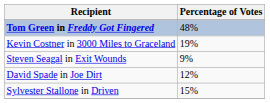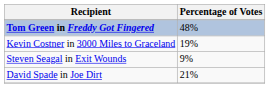(189, 75) 12% -> (189, 75) 21%
- row: (63, 91)
